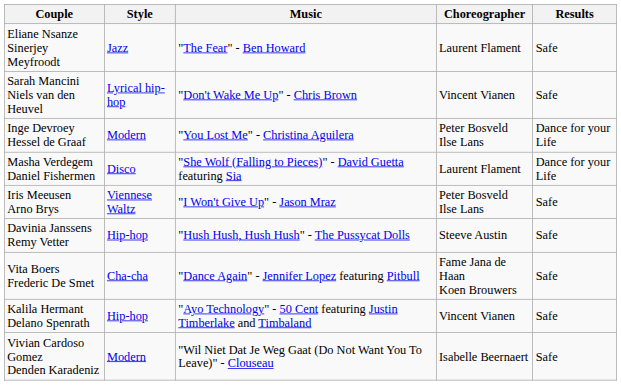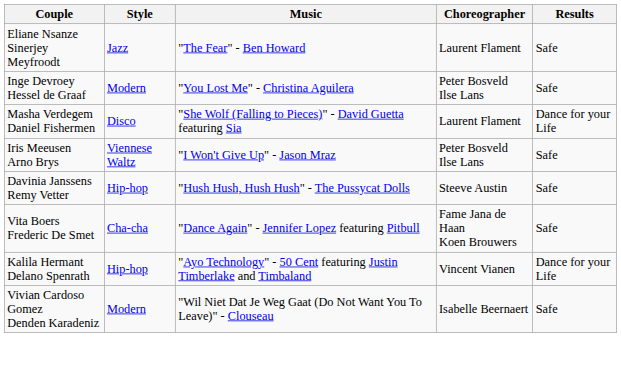- row: (43, 94)
(573, 135) Dance for your Life -> (547, 87) Safe
(547, 316) Safe -> (573, 268) Dance for your Life
